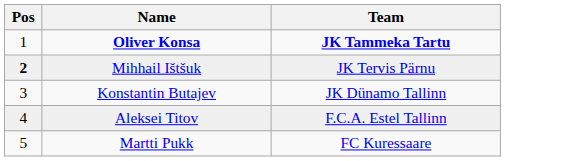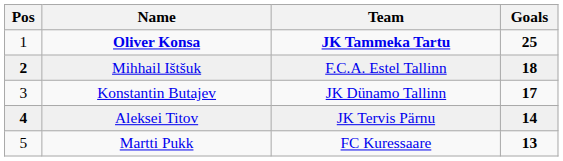+ column: (529, 17)
(386, 67) JK Tervis Pärnu -> (386, 67) F.C.A. Estel Tallinn
(23, 118) normal -> (23, 118) bold
(386, 118) F.C.A. Estel Tallinn -> (386, 118) JK Tervis Pärnu
